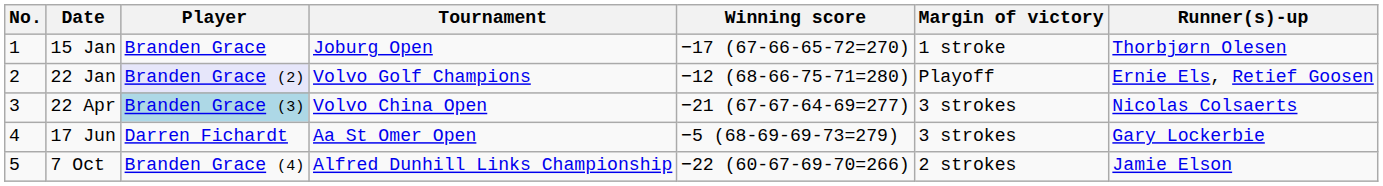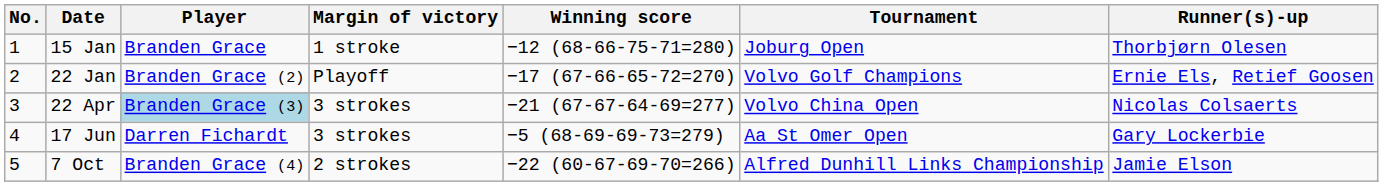columns swapped: (493, 20) <-> (1011, 20)
(795, 49) −17 (67-66-65-72=270) -> (621, 49) −12 (68-66-75-71=280)
(214, 78) lavender background -> (214, 78) no background
(795, 78) −12 (68-66-75-71=280) -> (621, 78) −17 (67-66-65-72=270)
